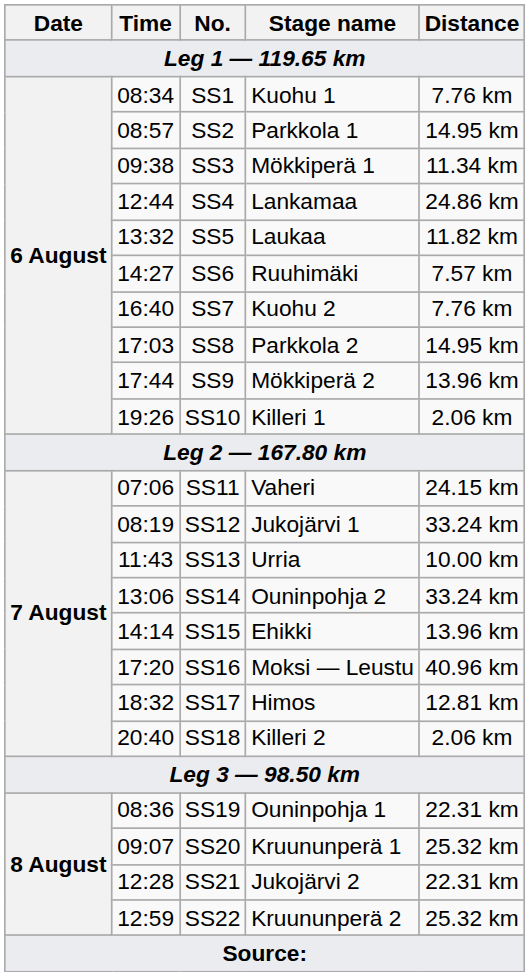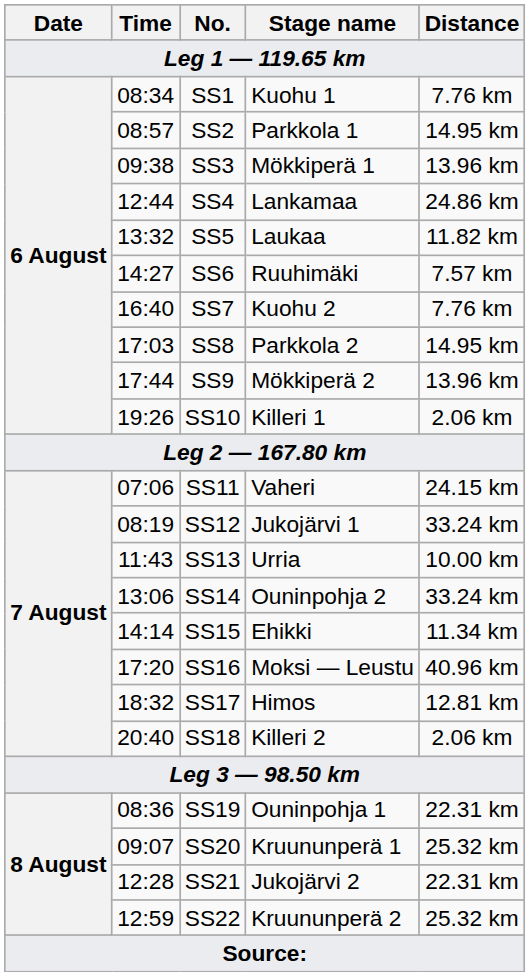(472, 166) 11.34 km -> (472, 166) 13.96 km
(472, 631) 13.96 km -> (472, 631) 11.34 km
